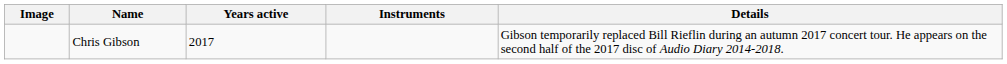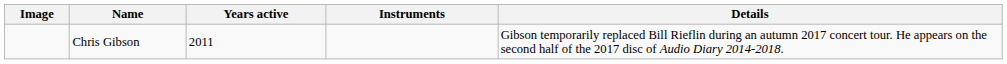(201, 41) 2017 -> (201, 41) 2011
